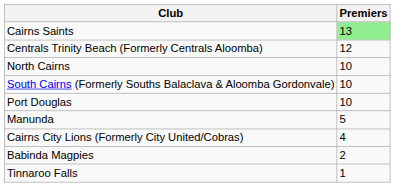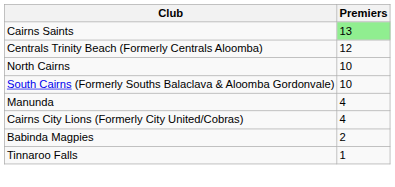- row: (39, 102)
(343, 119) 5 -> (343, 102) 4
